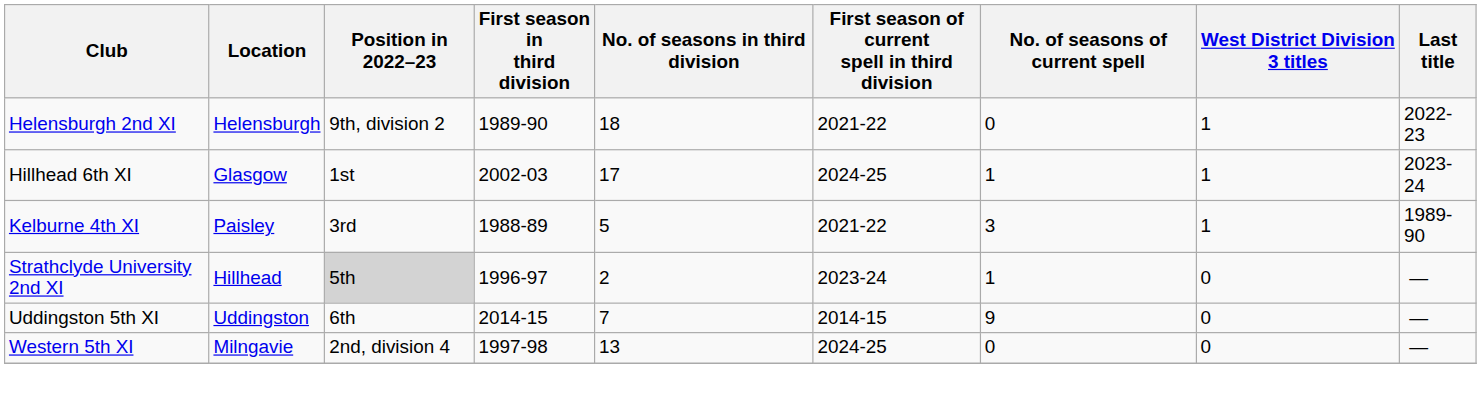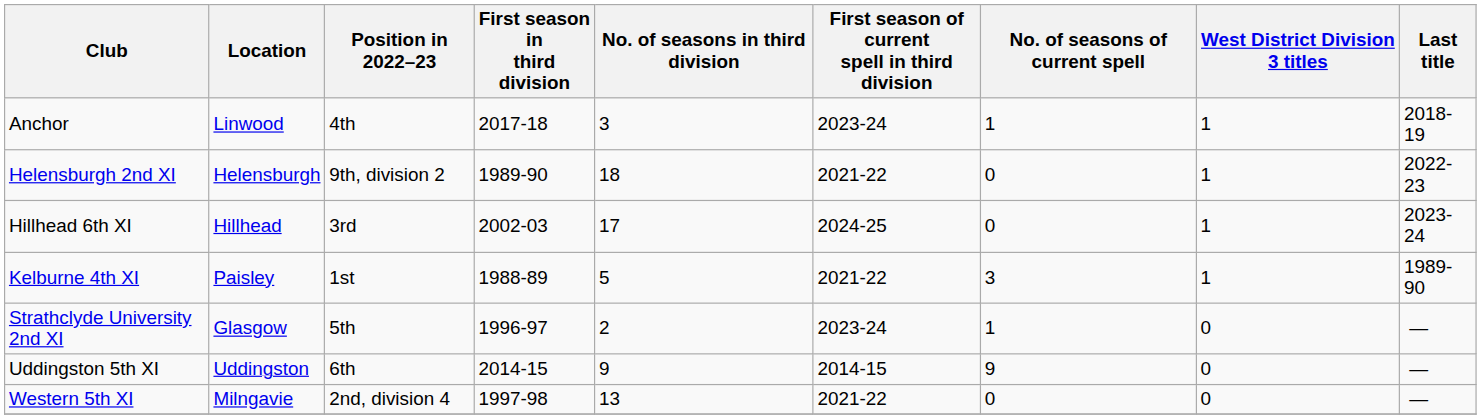+ row: (39, 123)
(250, 174) Glasgow -> (248, 226) Hillhead
(342, 174) 1st -> (343, 226) 3rd
(990, 174) 1 -> (990, 226) 0
(343, 226) 3rd -> (342, 277) 1st
(248, 277) Hillhead -> (250, 328) Glasgow
(342, 277) lightgrey background -> (342, 328) no background
(604, 317) 7 -> (604, 369) 9
(852, 347) 2024-25 -> (852, 398) 2021-22
